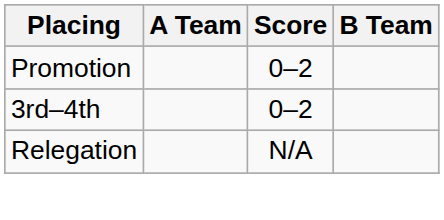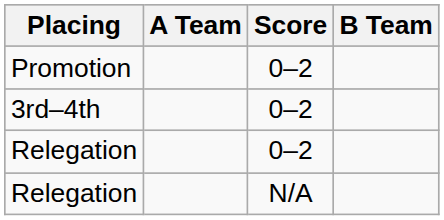+ row: (74, 151)
